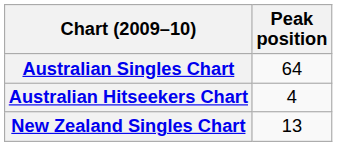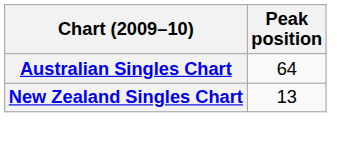- row: (128, 97)
